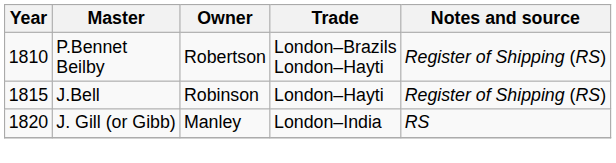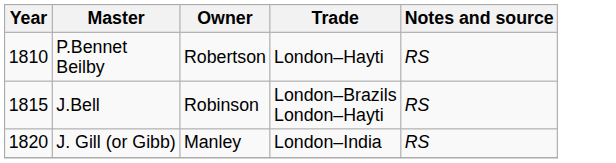(335, 56) London–Brazils London–Hayti -> (329, 56) London–Hayti
(505, 56) Register of Shipping (RS) -> (417, 56) RS
(329, 94) London–Hayti -> (335, 104) London–Brazils London–Hayti
(505, 94) Register of Shipping (RS) -> (417, 104) RS
